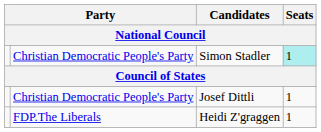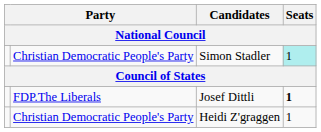(103, 97) Christian Democratic People's Party -> (57, 97) FDP.The Liberals
(289, 97) normal -> (289, 97) bold
(57, 117) FDP.The Liberals -> (103, 117) Christian Democratic People's Party
